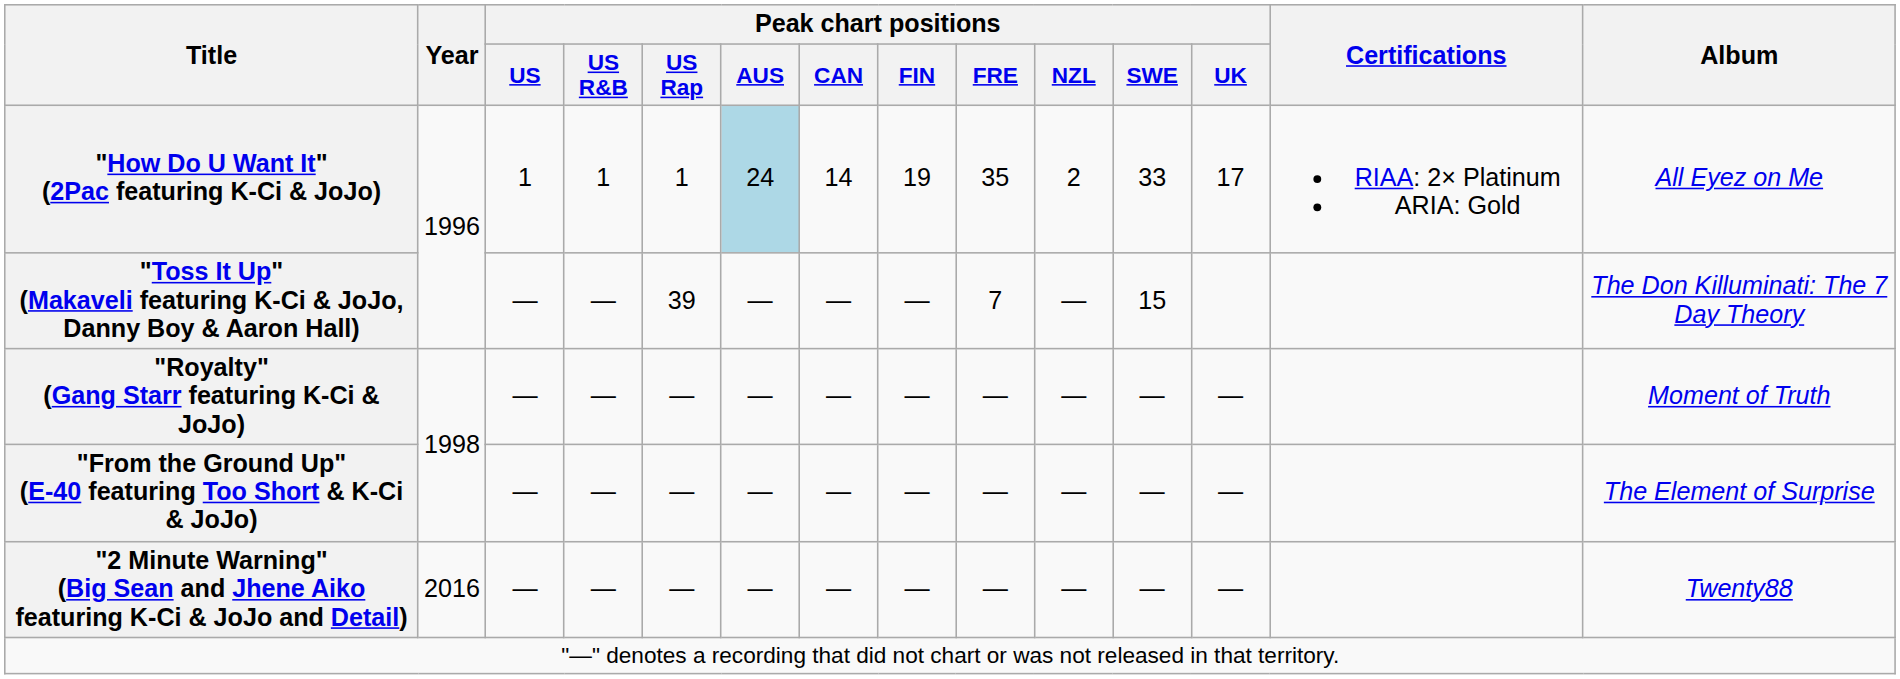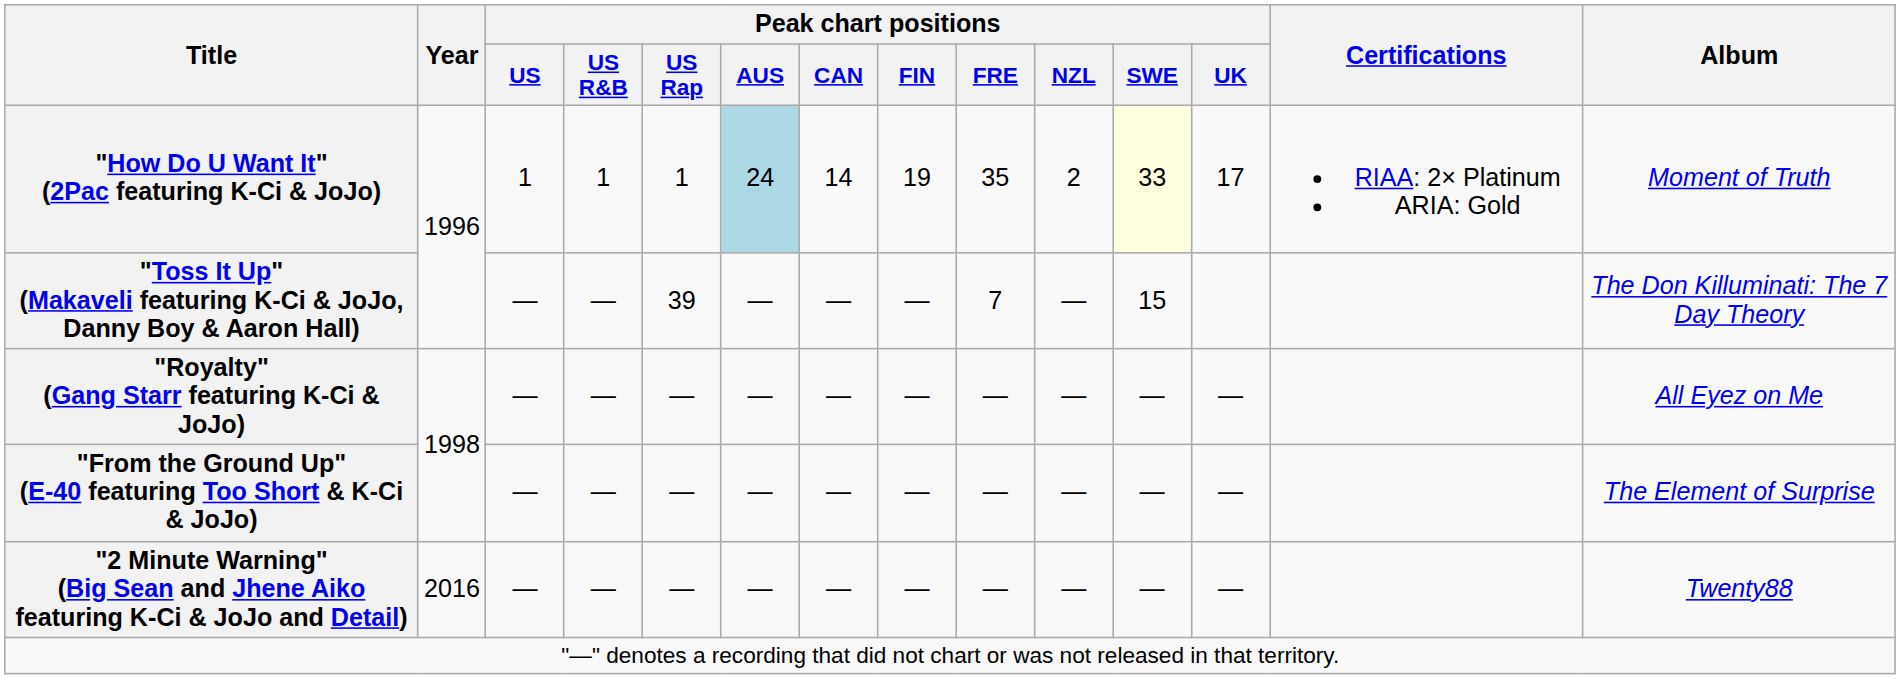(1152, 178) no background -> (1152, 178) lightyellow background
(1739, 178) All Eyez on Me -> (1739, 178) Moment of Truth
(1739, 396) Moment of Truth -> (1739, 396) All Eyez on Me
